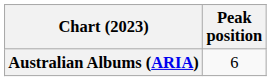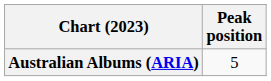(234, 62) 6 -> (234, 62) 5
